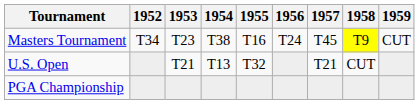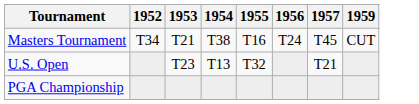- column: (361, 16)
(183, 40) T23 -> (183, 40) T21
(183, 64) T21 -> (183, 64) T23
